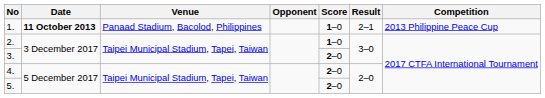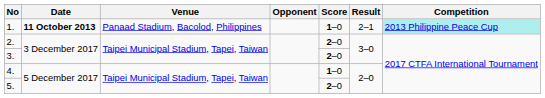(441, 26) no background -> (441, 26) paleturquoise background
(334, 41) 1–0 -> (334, 41) 2–0
(334, 71) 2–0 -> (334, 71) 1–0
